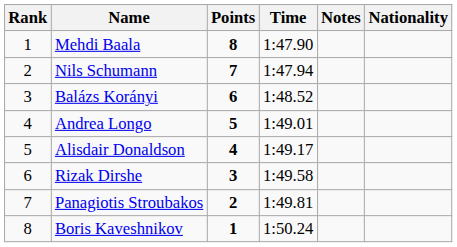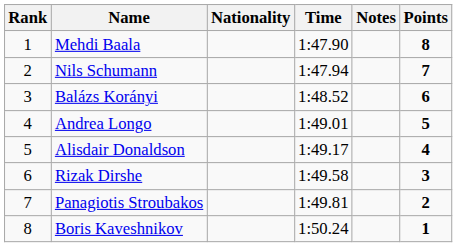columns swapped: (408, 17) <-> (233, 17)
